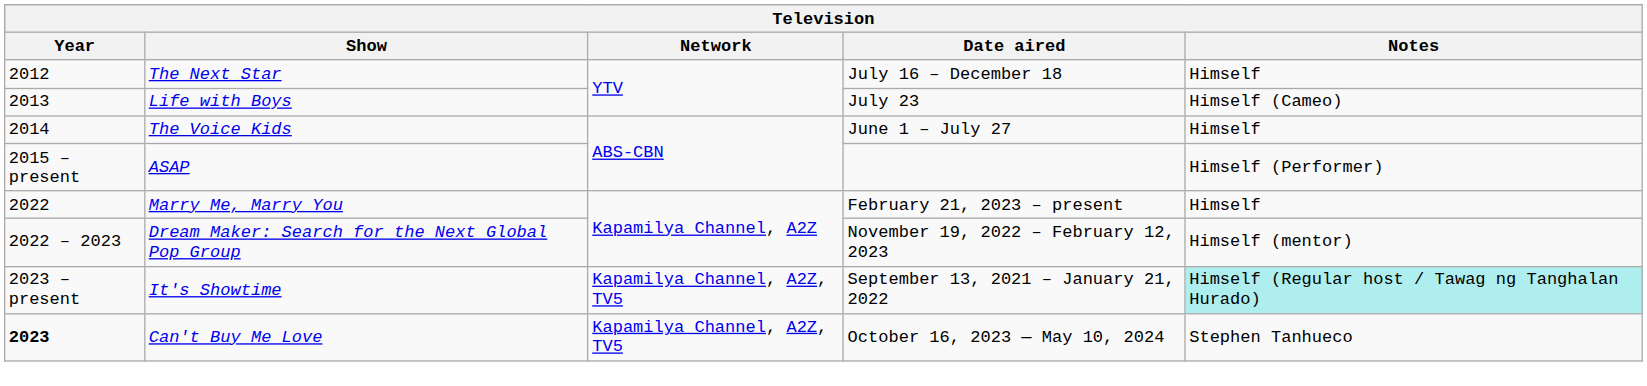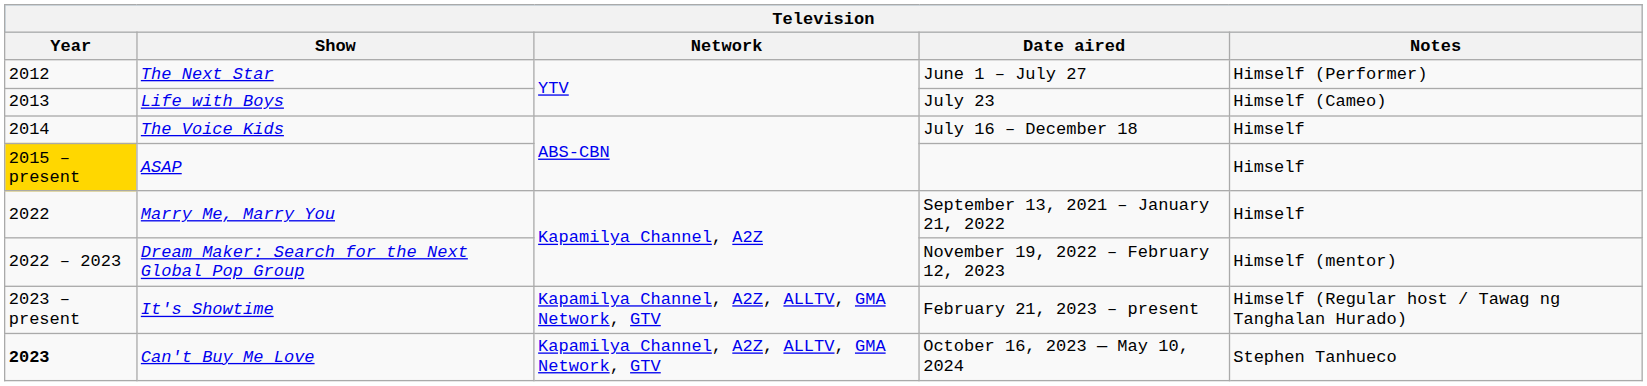(955, 74) July 16 – December 18 -> (1005, 74) June 1 – July 27
(1225, 74) Himself -> (1330, 74) Himself (Performer)
(929, 130) June 1 – July 27 -> (1030, 130) July 16 – December 18
(44, 167) no background -> (44, 167) gold background
(1286, 167) Himself (Performer) -> (1269, 167) Himself
(986, 205) February 21, 2023 – present -> (1066, 215) September 13, 2021 – January 21, 2022
(710, 290) Kapamilya Channel, A2Z, TV5 -> (712, 309) Kapamilya Channel, A2Z, ALLTV, GMA Network, GTV
(1011, 290) September 13, 2021 – January 21, 2022 -> (1061, 309) February 21, 2023 – present
(1404, 290) paleturquoise background -> (1397, 309) no background
(710, 337) Kapamilya Channel, A2Z, TV5 -> (712, 357) Kapamilya Channel, A2Z, ALLTV, GMA Network, GTV
